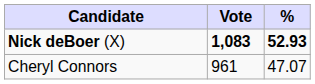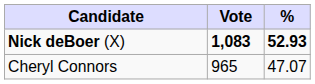(224, 66) 961 -> (224, 66) 965
